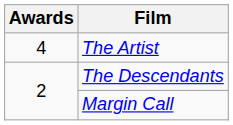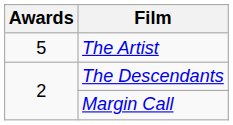(41, 47) 4 -> (41, 47) 5
